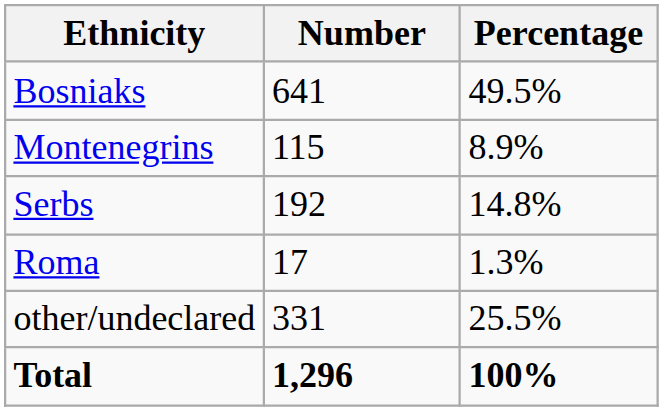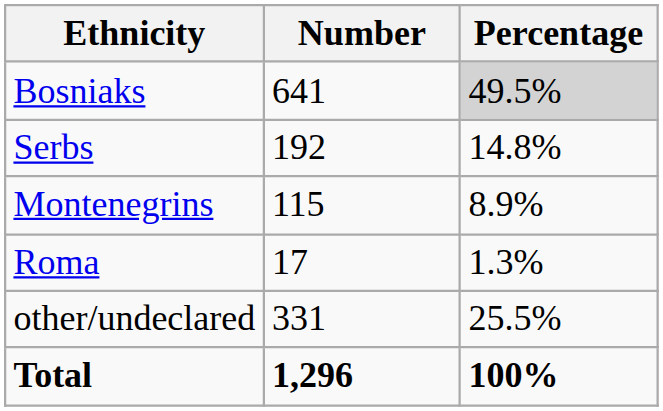(515, 90) no background -> (515, 90) lightgrey background
rows swapped: (53, 204) <-> (113, 147)
